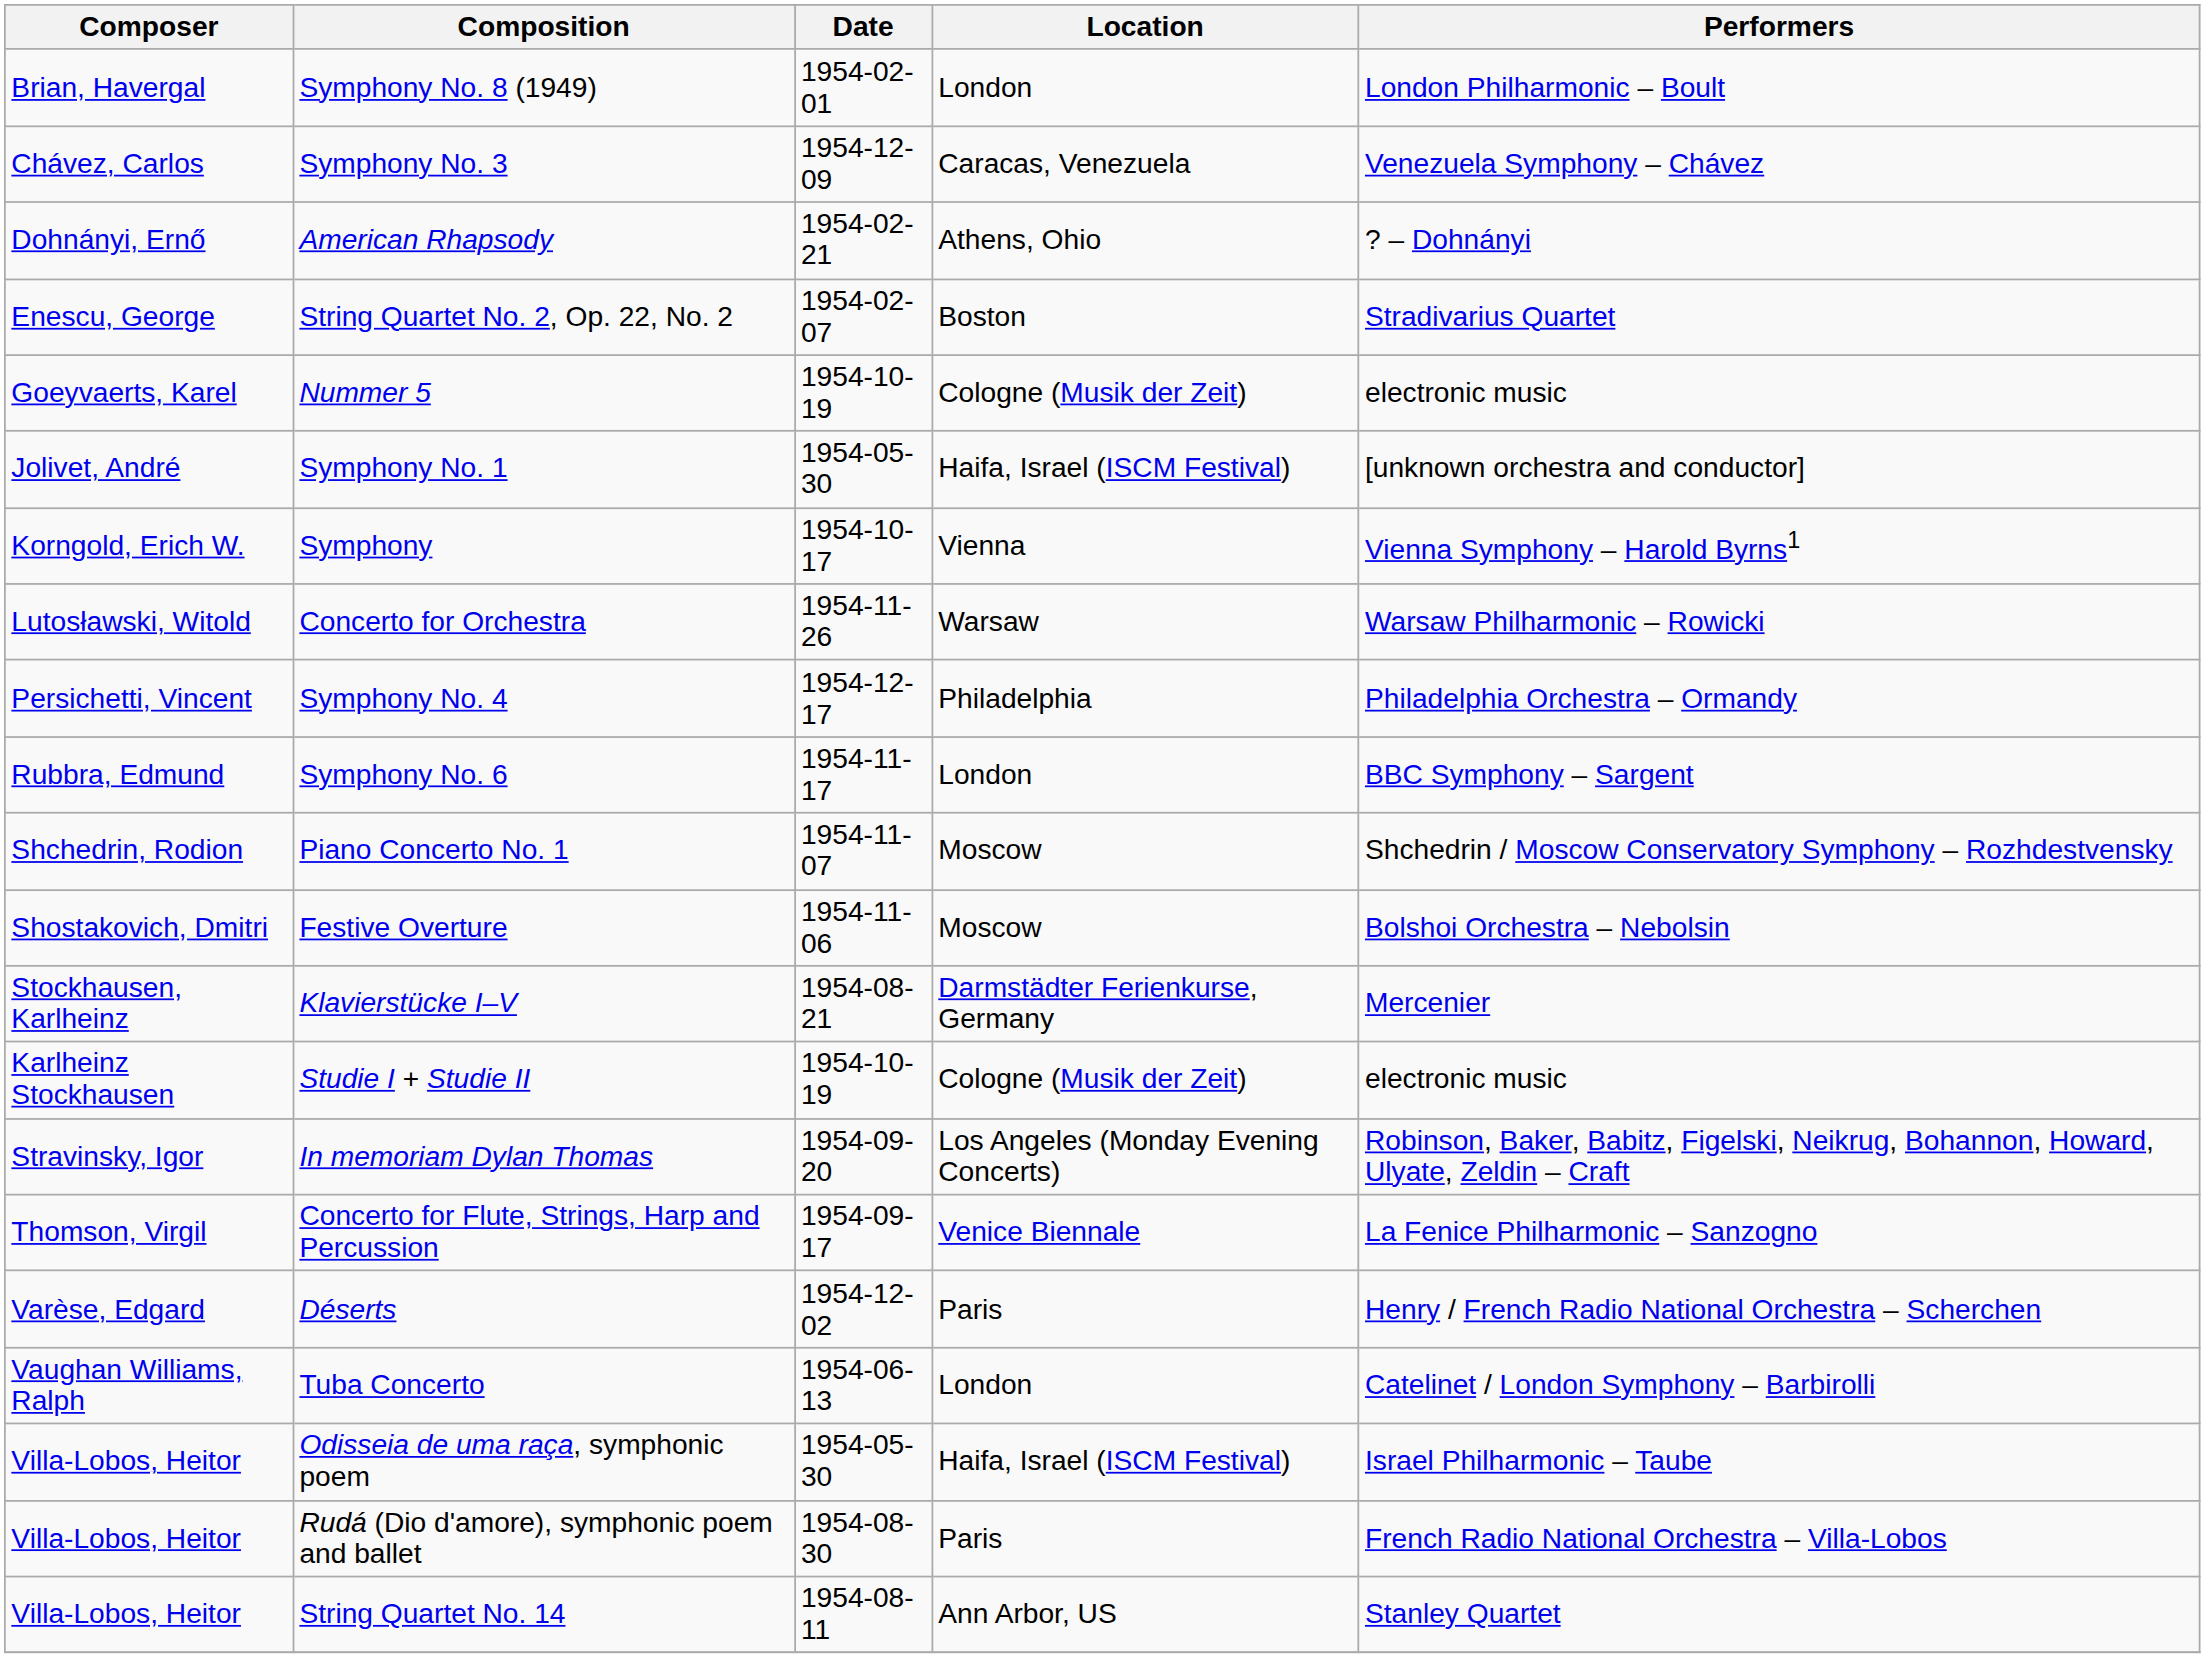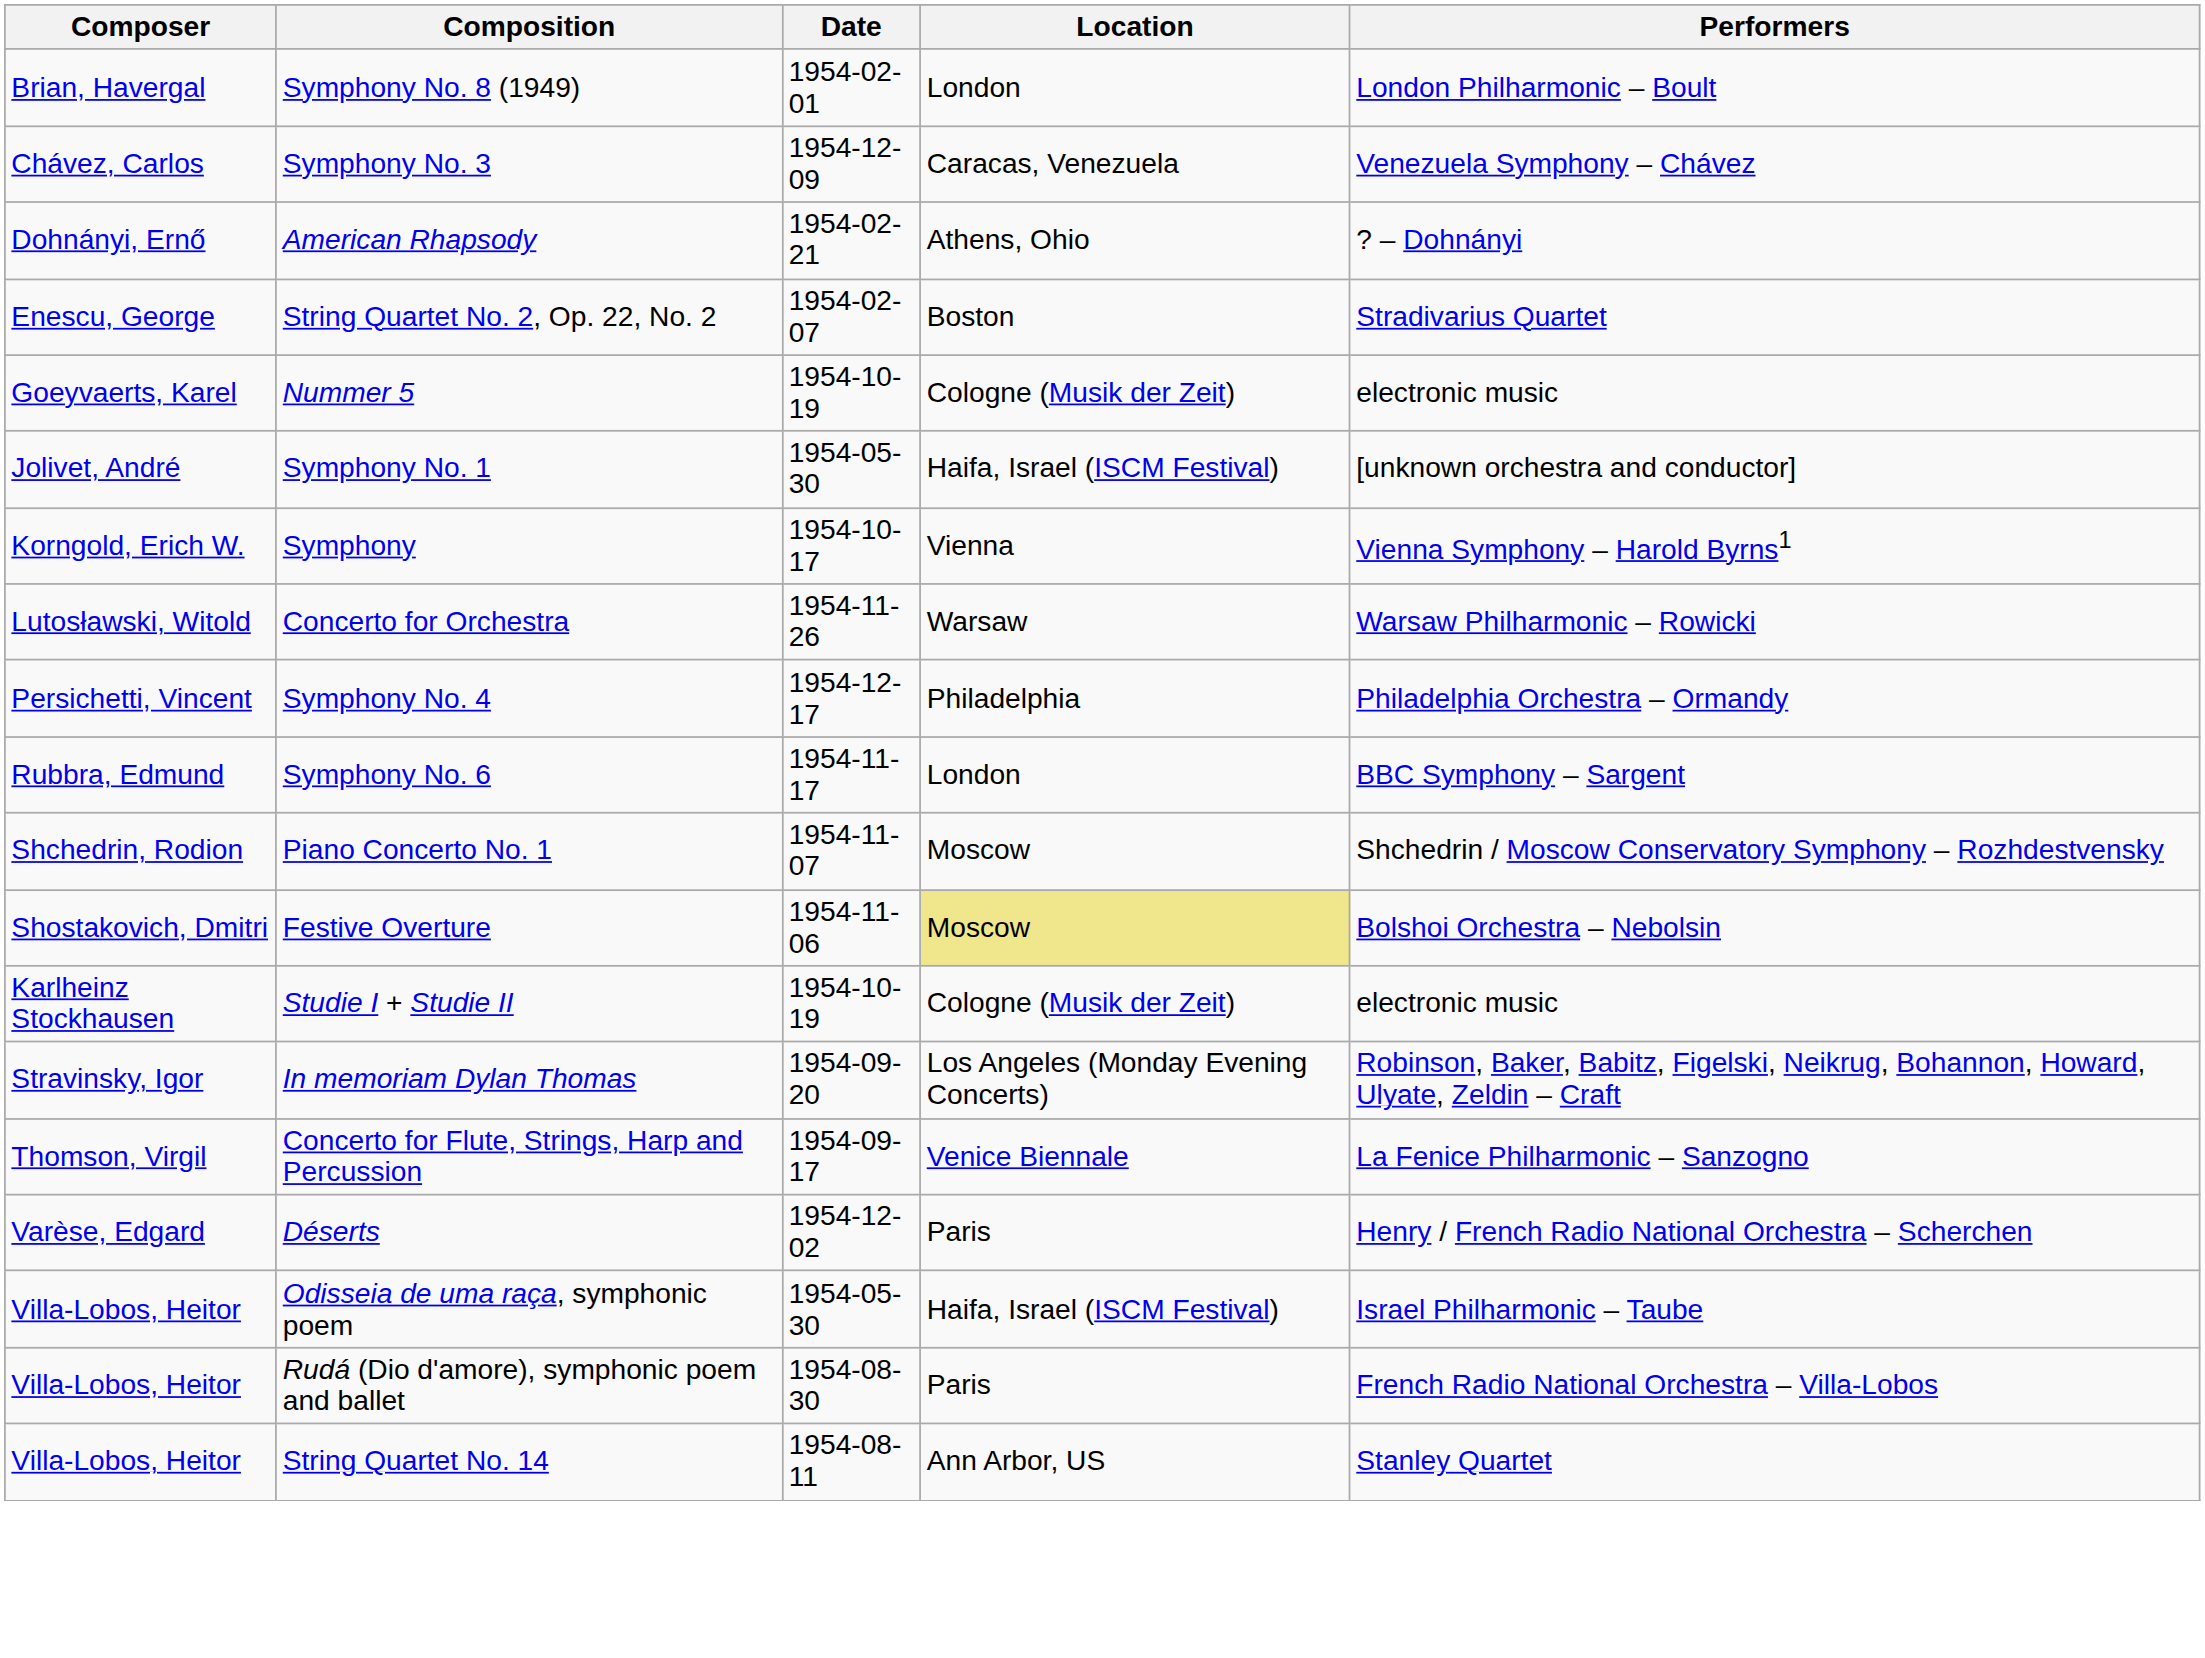(990, 927) no background -> (978, 927) khaki background
- row: (408, 1003)
- row: (392, 1385)
